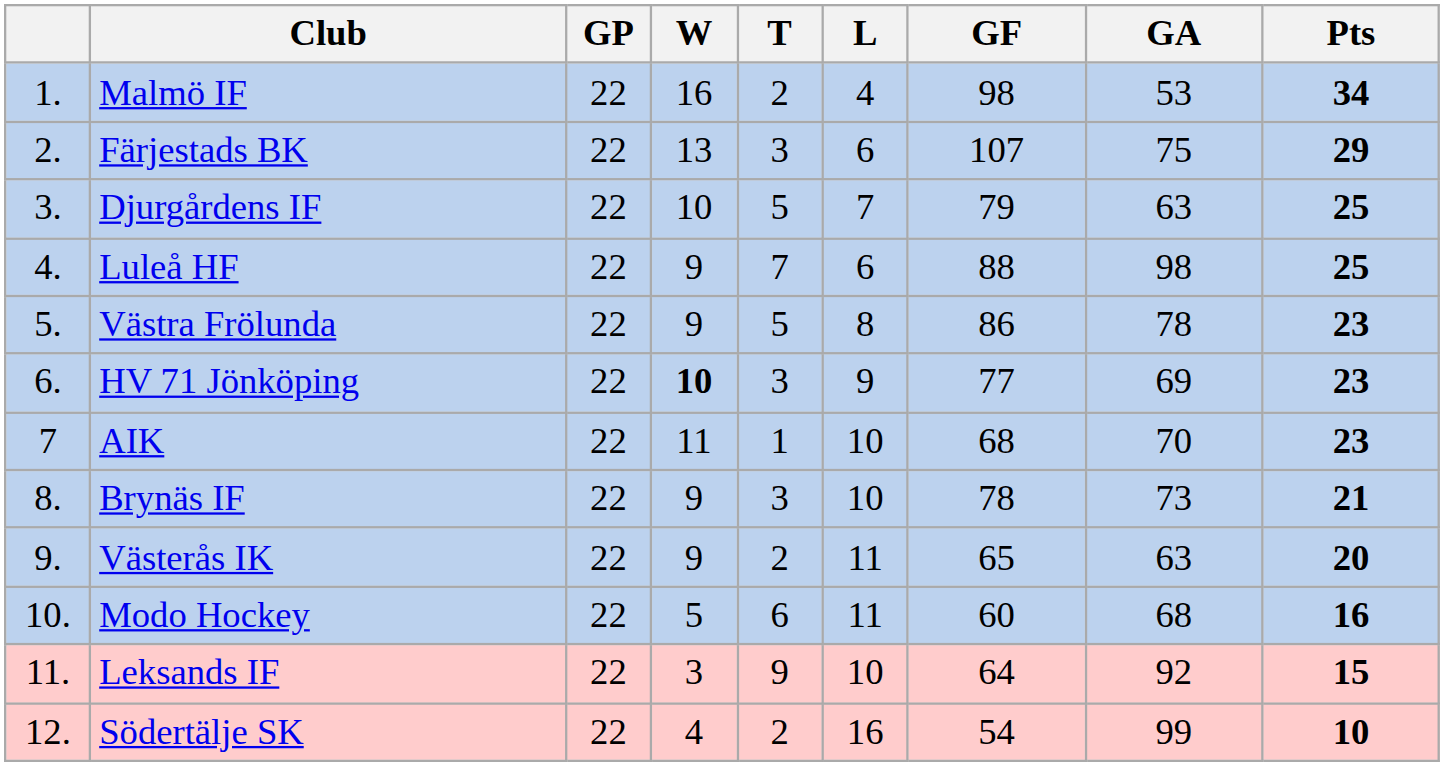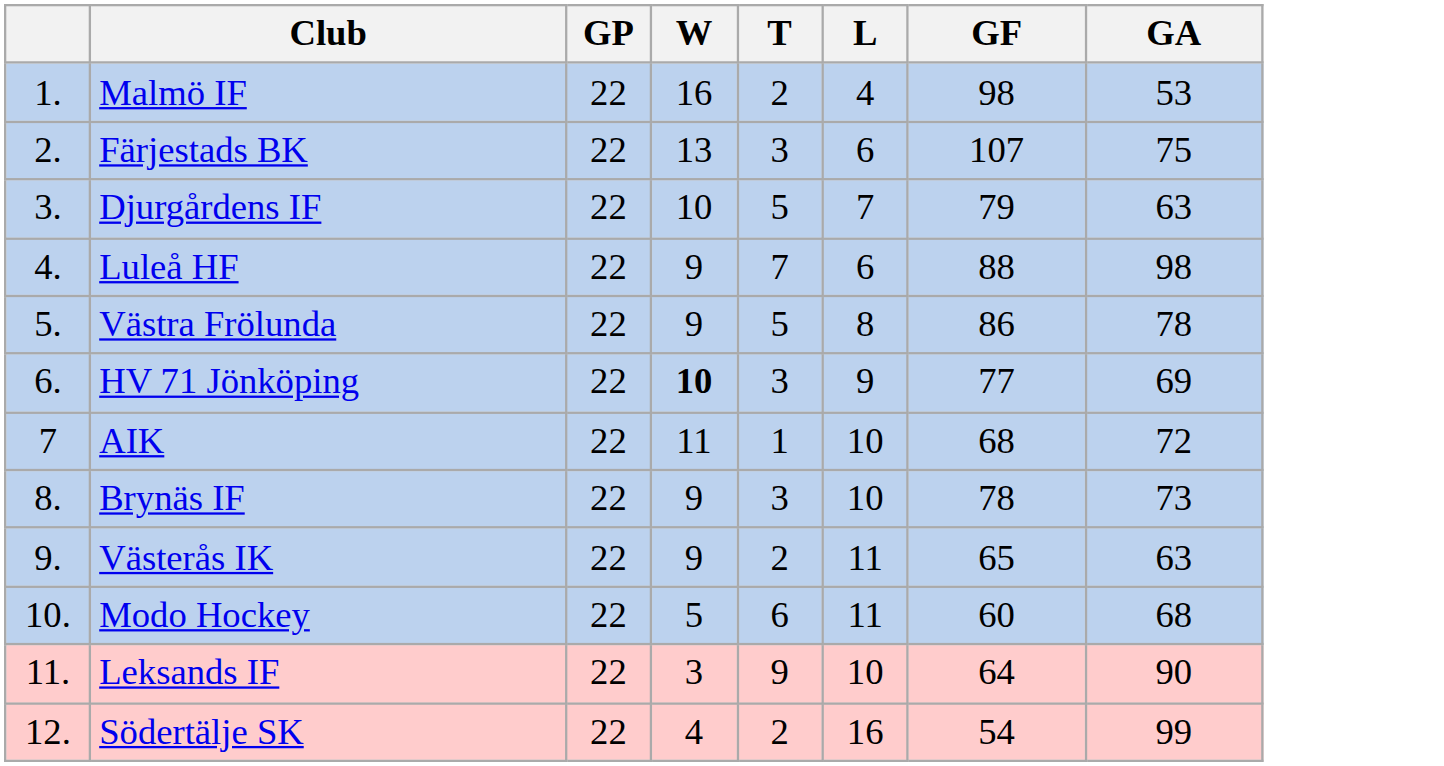- column: (1351, 33)
(1174, 440) 70 -> (1174, 440) 72
(1174, 672) 92 -> (1174, 672) 90
